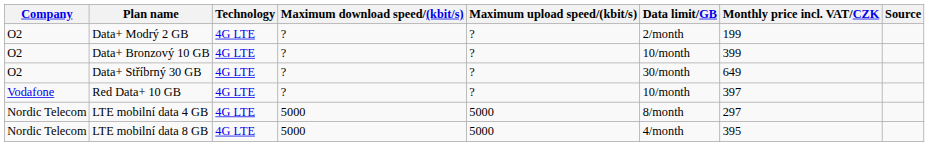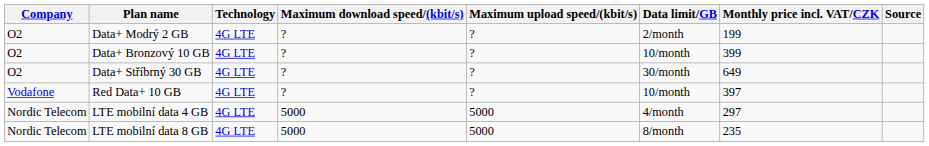(663, 111) 8/month -> (663, 111) 4/month
(663, 131) 4/month -> (663, 131) 8/month
(732, 131) 395 -> (732, 131) 235
